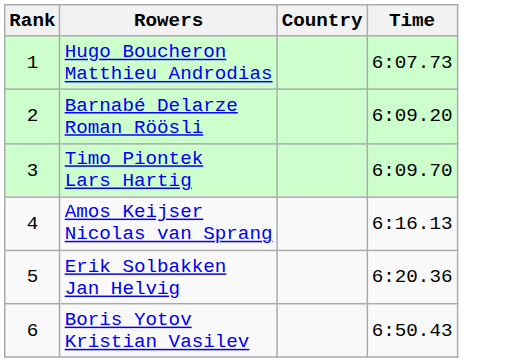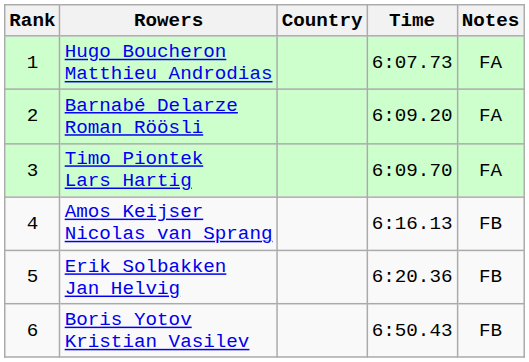+ column: (491, 20)
